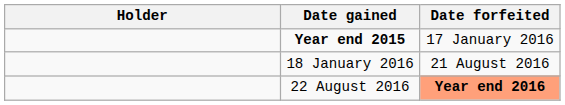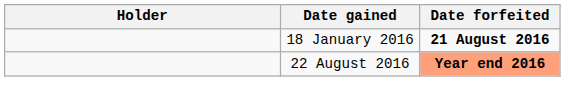- row: (350, 40)
(490, 64) normal -> (490, 40) bold
